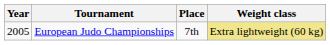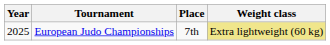(18, 31) 2005 -> (18, 31) 2025
